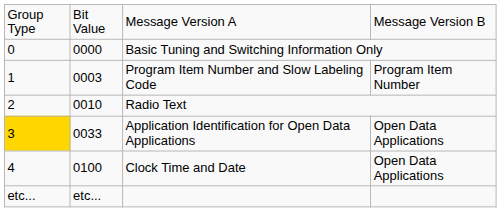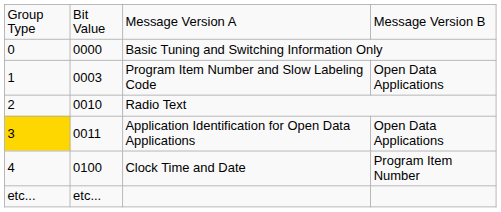(413, 77) Program Item Number -> (409, 77) Open Data Applications
(88, 133) 0033 -> (87, 133) 0011
(409, 168) Open Data Applications -> (413, 168) Program Item Number
